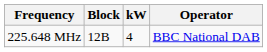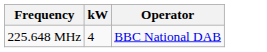- column: (104, 15)
